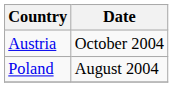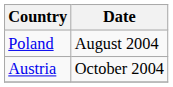rows swapped: (31, 69) <-> (32, 43)
